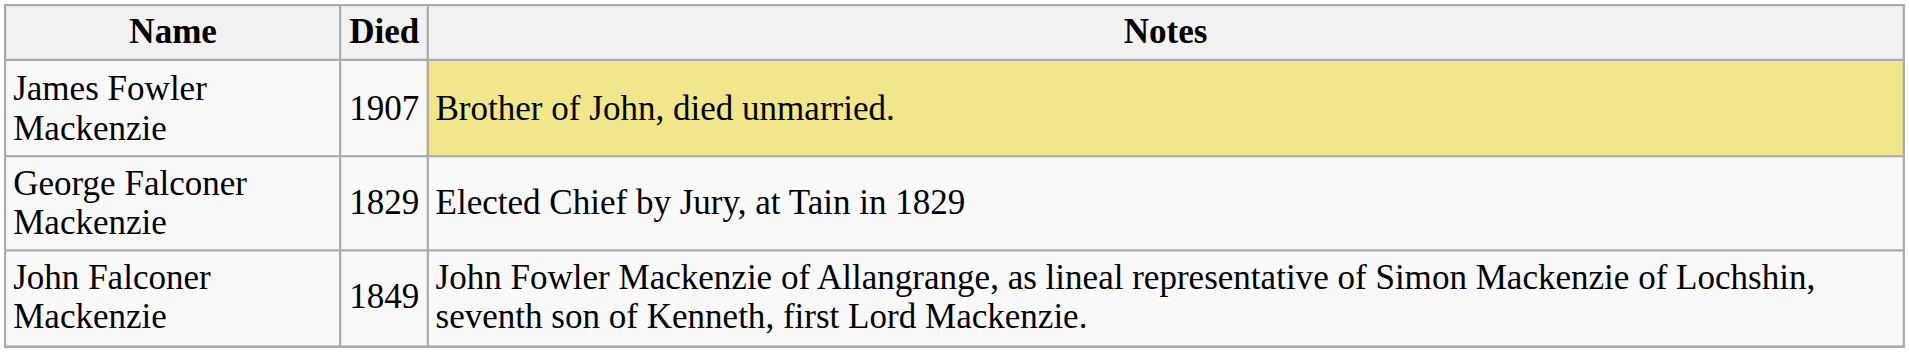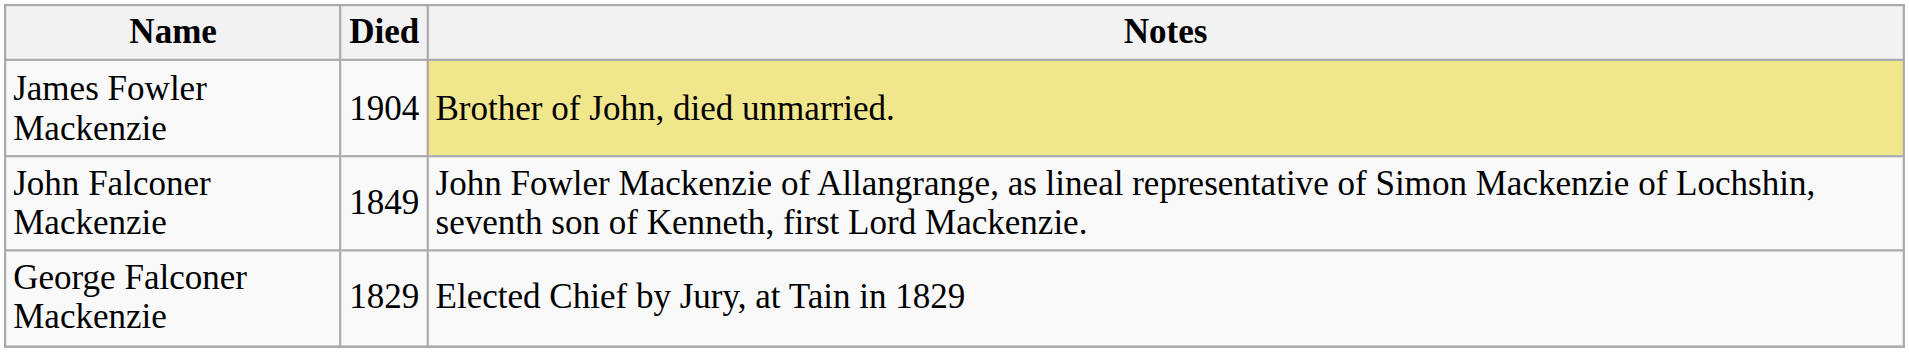(384, 107) 1907 -> (384, 107) 1904
rows swapped: (112, 297) <-> (130, 202)
